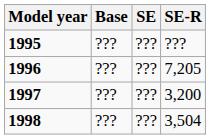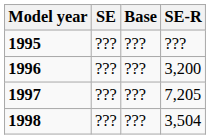columns swapped: (111, 17) <-> (146, 17)
(183, 69) 7,205 -> (183, 69) 3,200
(183, 95) 3,200 -> (183, 95) 7,205
